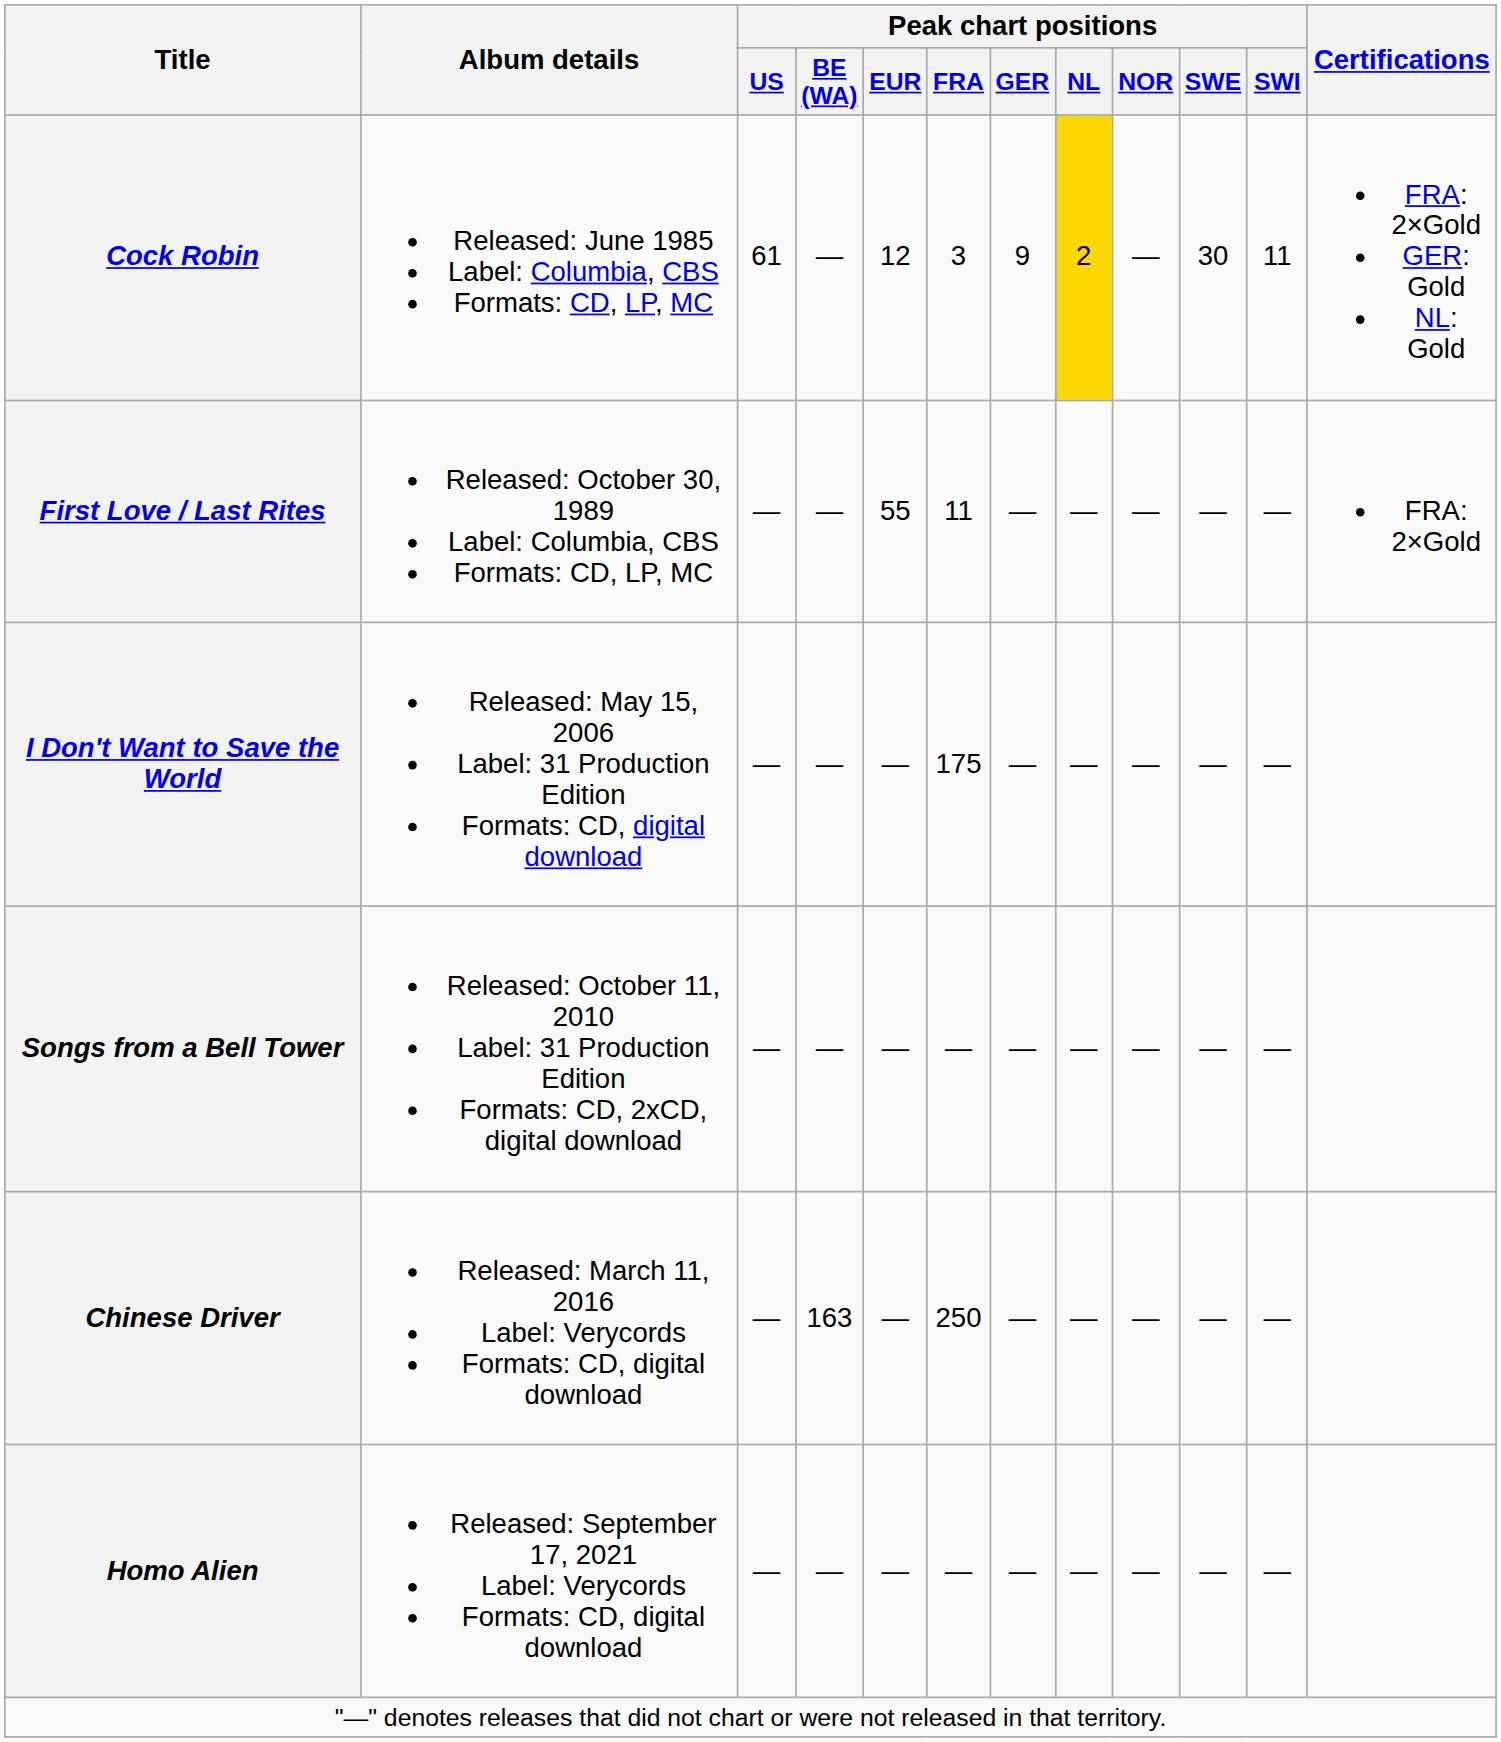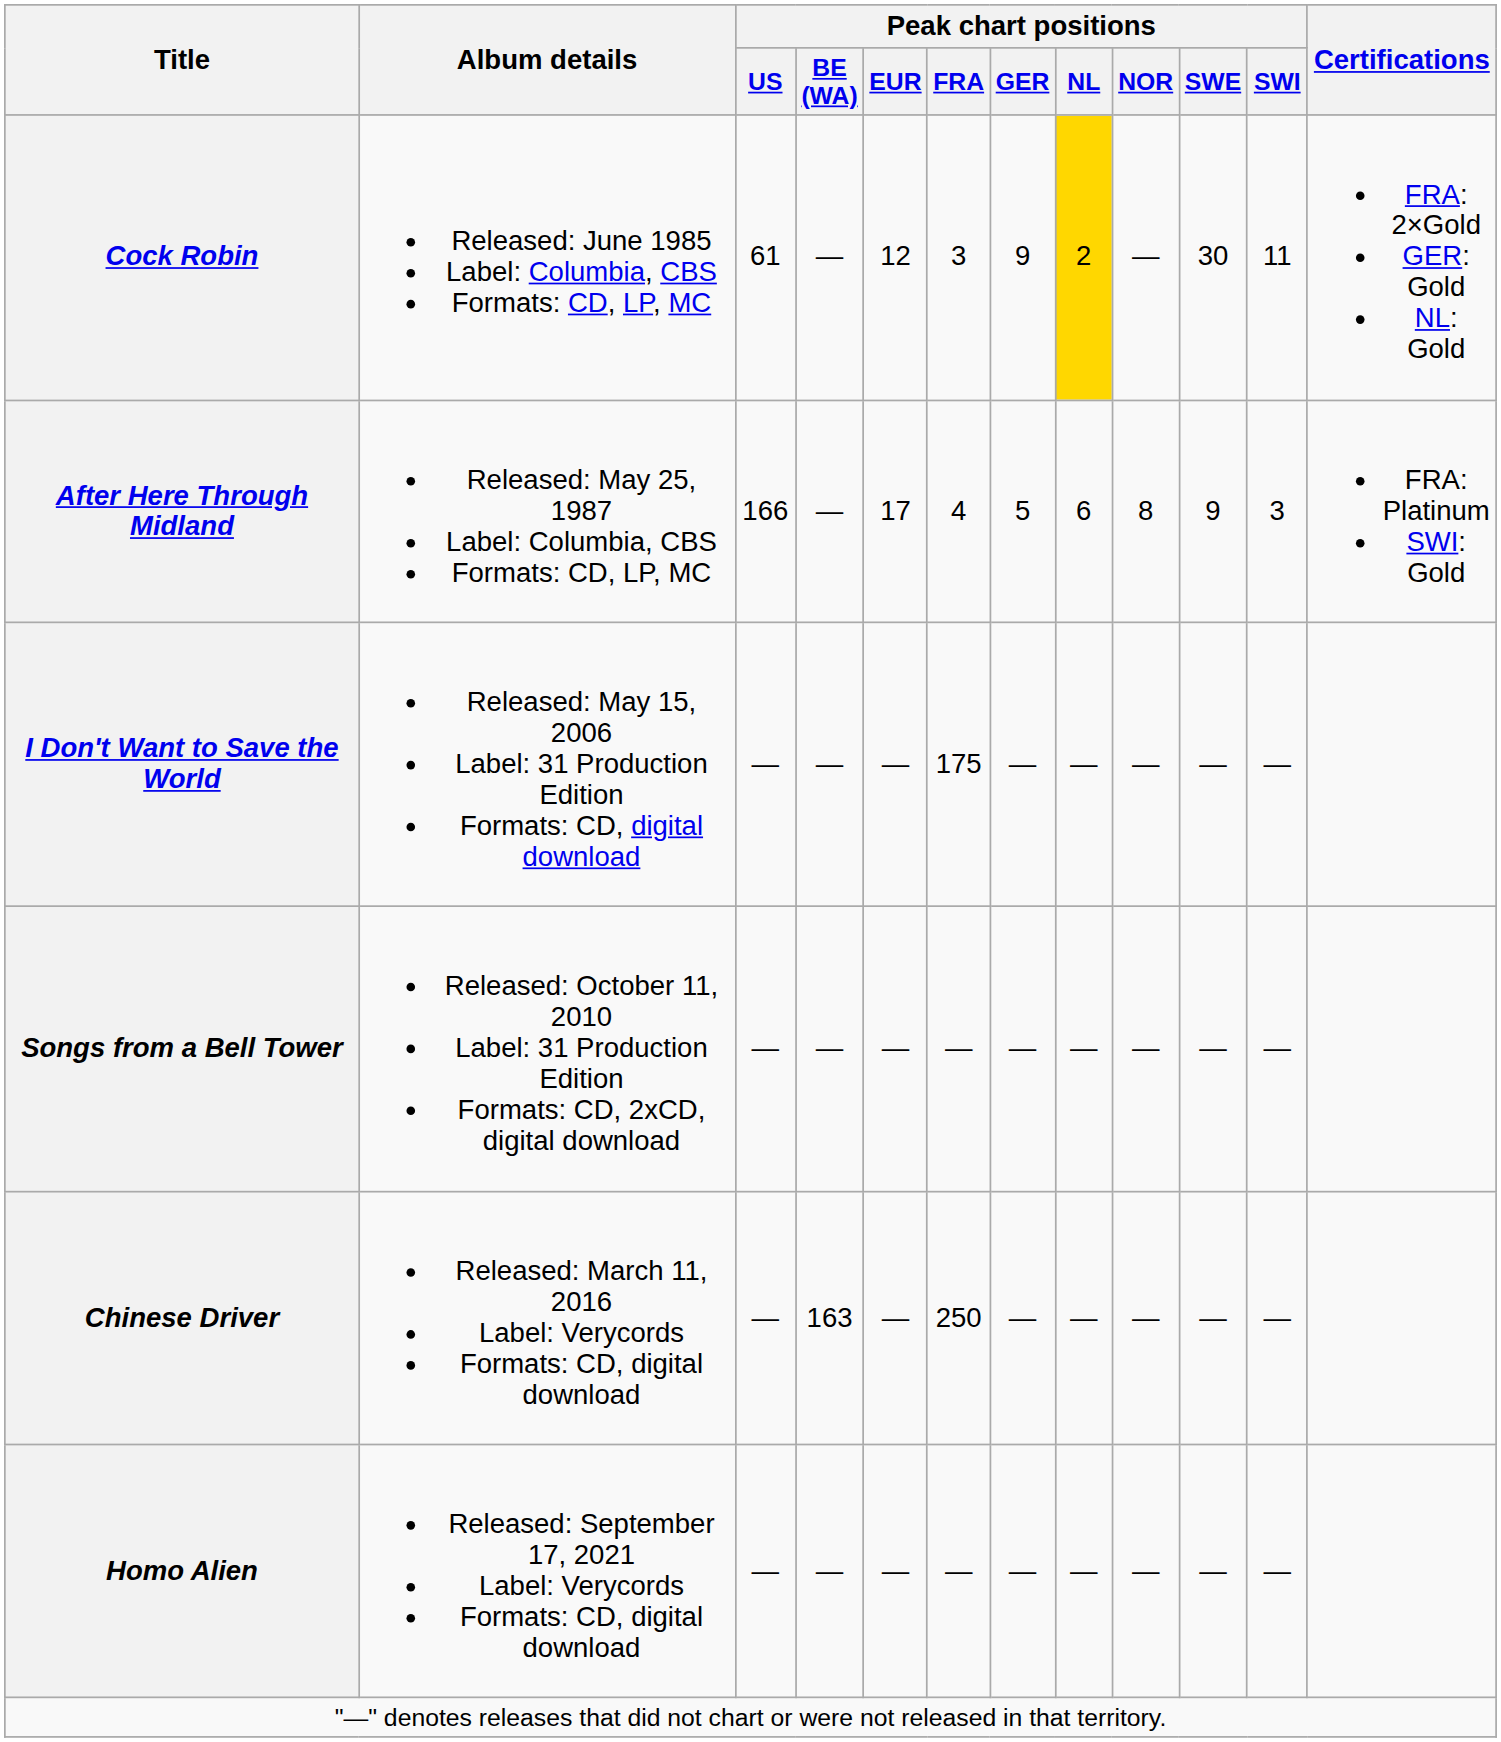+ row: (182, 510)
- row: (183, 510)
